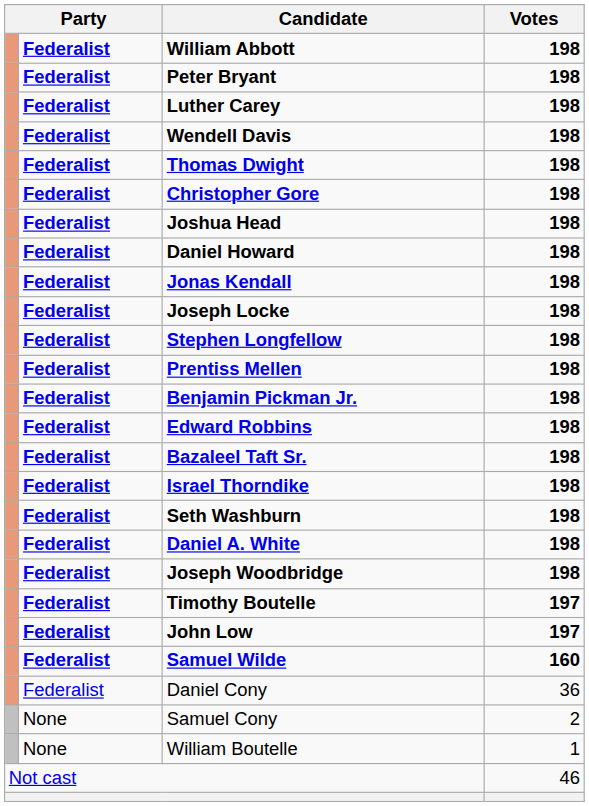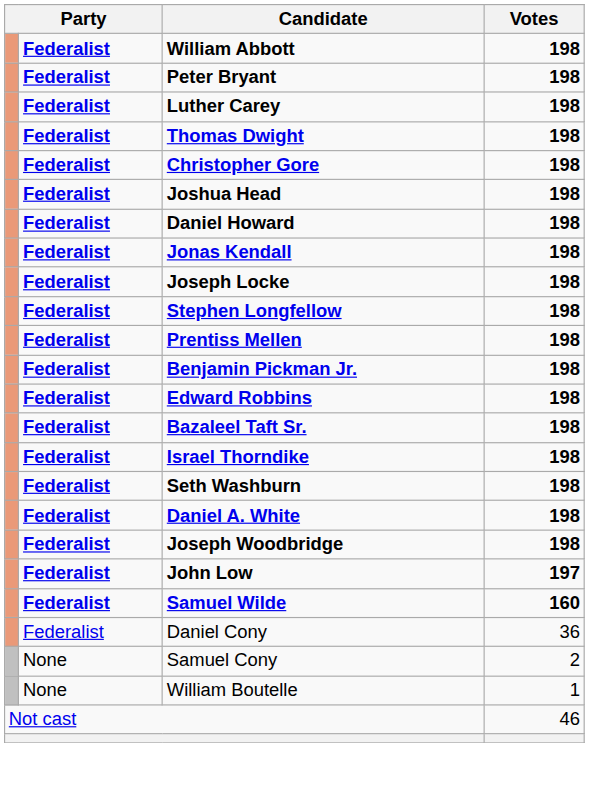- row: (229, 135)
- row: (241, 602)
